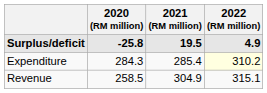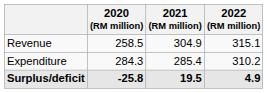rows swapped: (29, 79) <-> (46, 43)
(246, 61) lightyellow background -> (246, 61) no background
